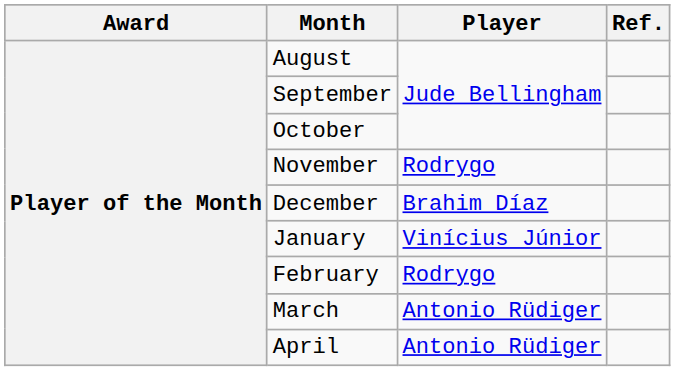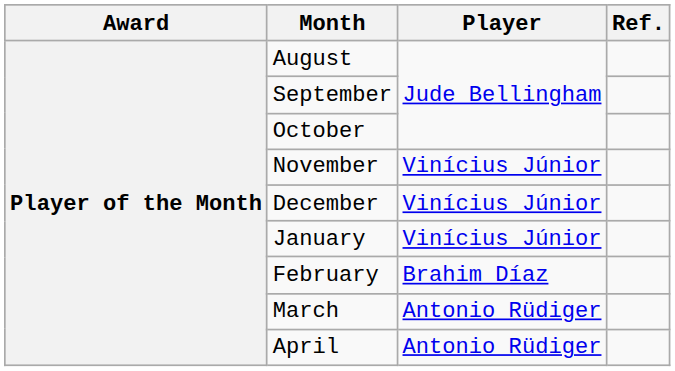(449, 167) Rodrygo -> (502, 167) Vinícius Júnior
(475, 203) Brahim Díaz -> (502, 203) Vinícius Júnior
(449, 275) Rodrygo -> (475, 275) Brahim Díaz
